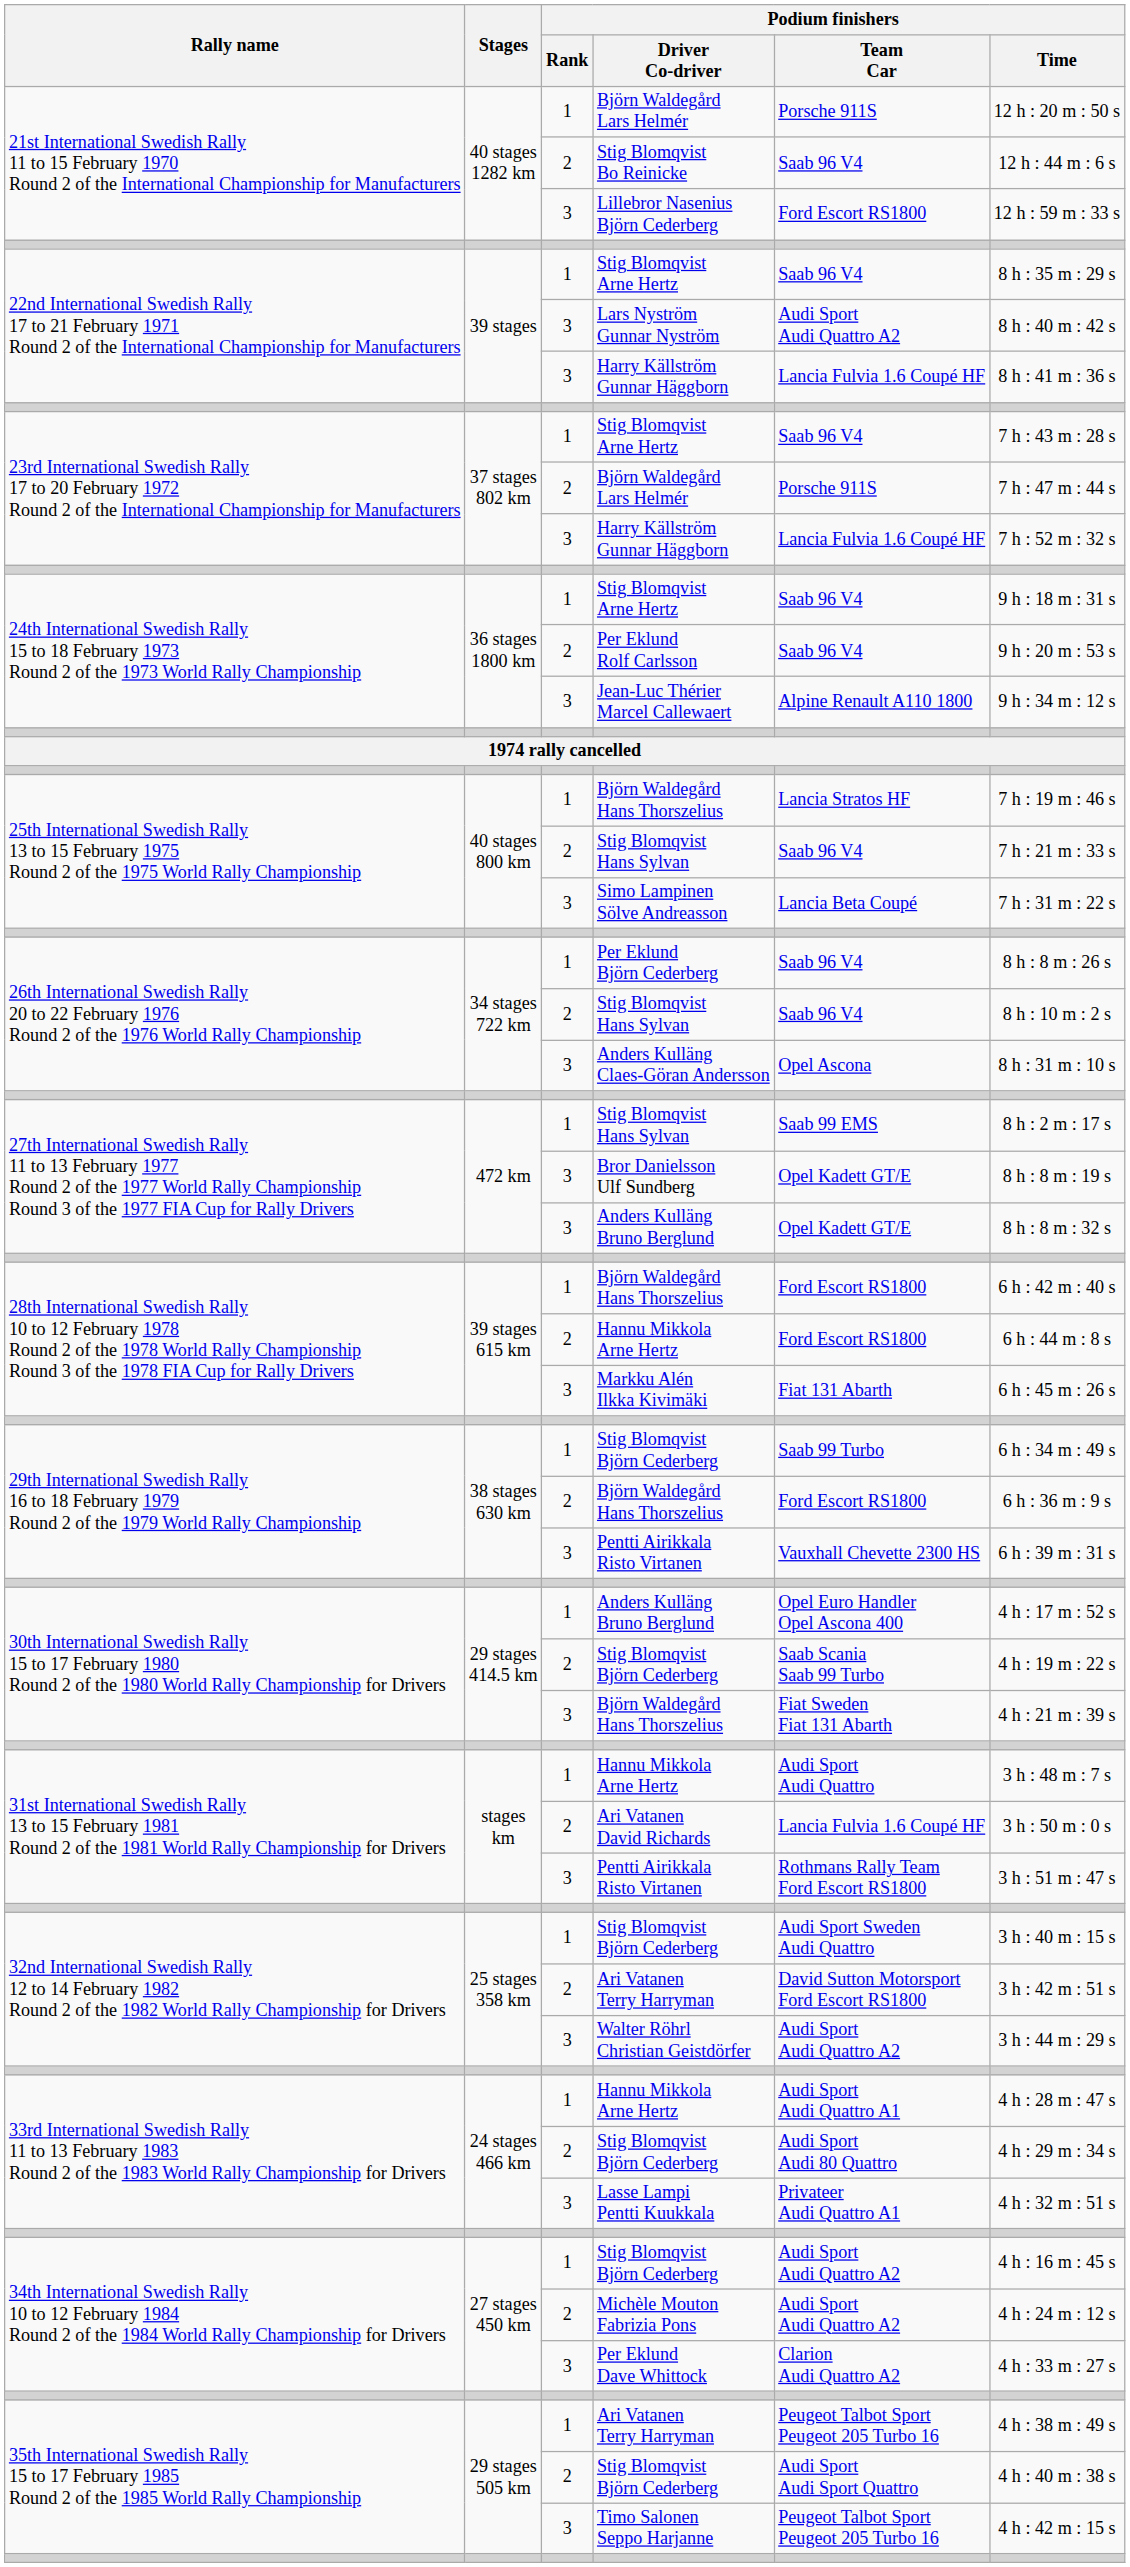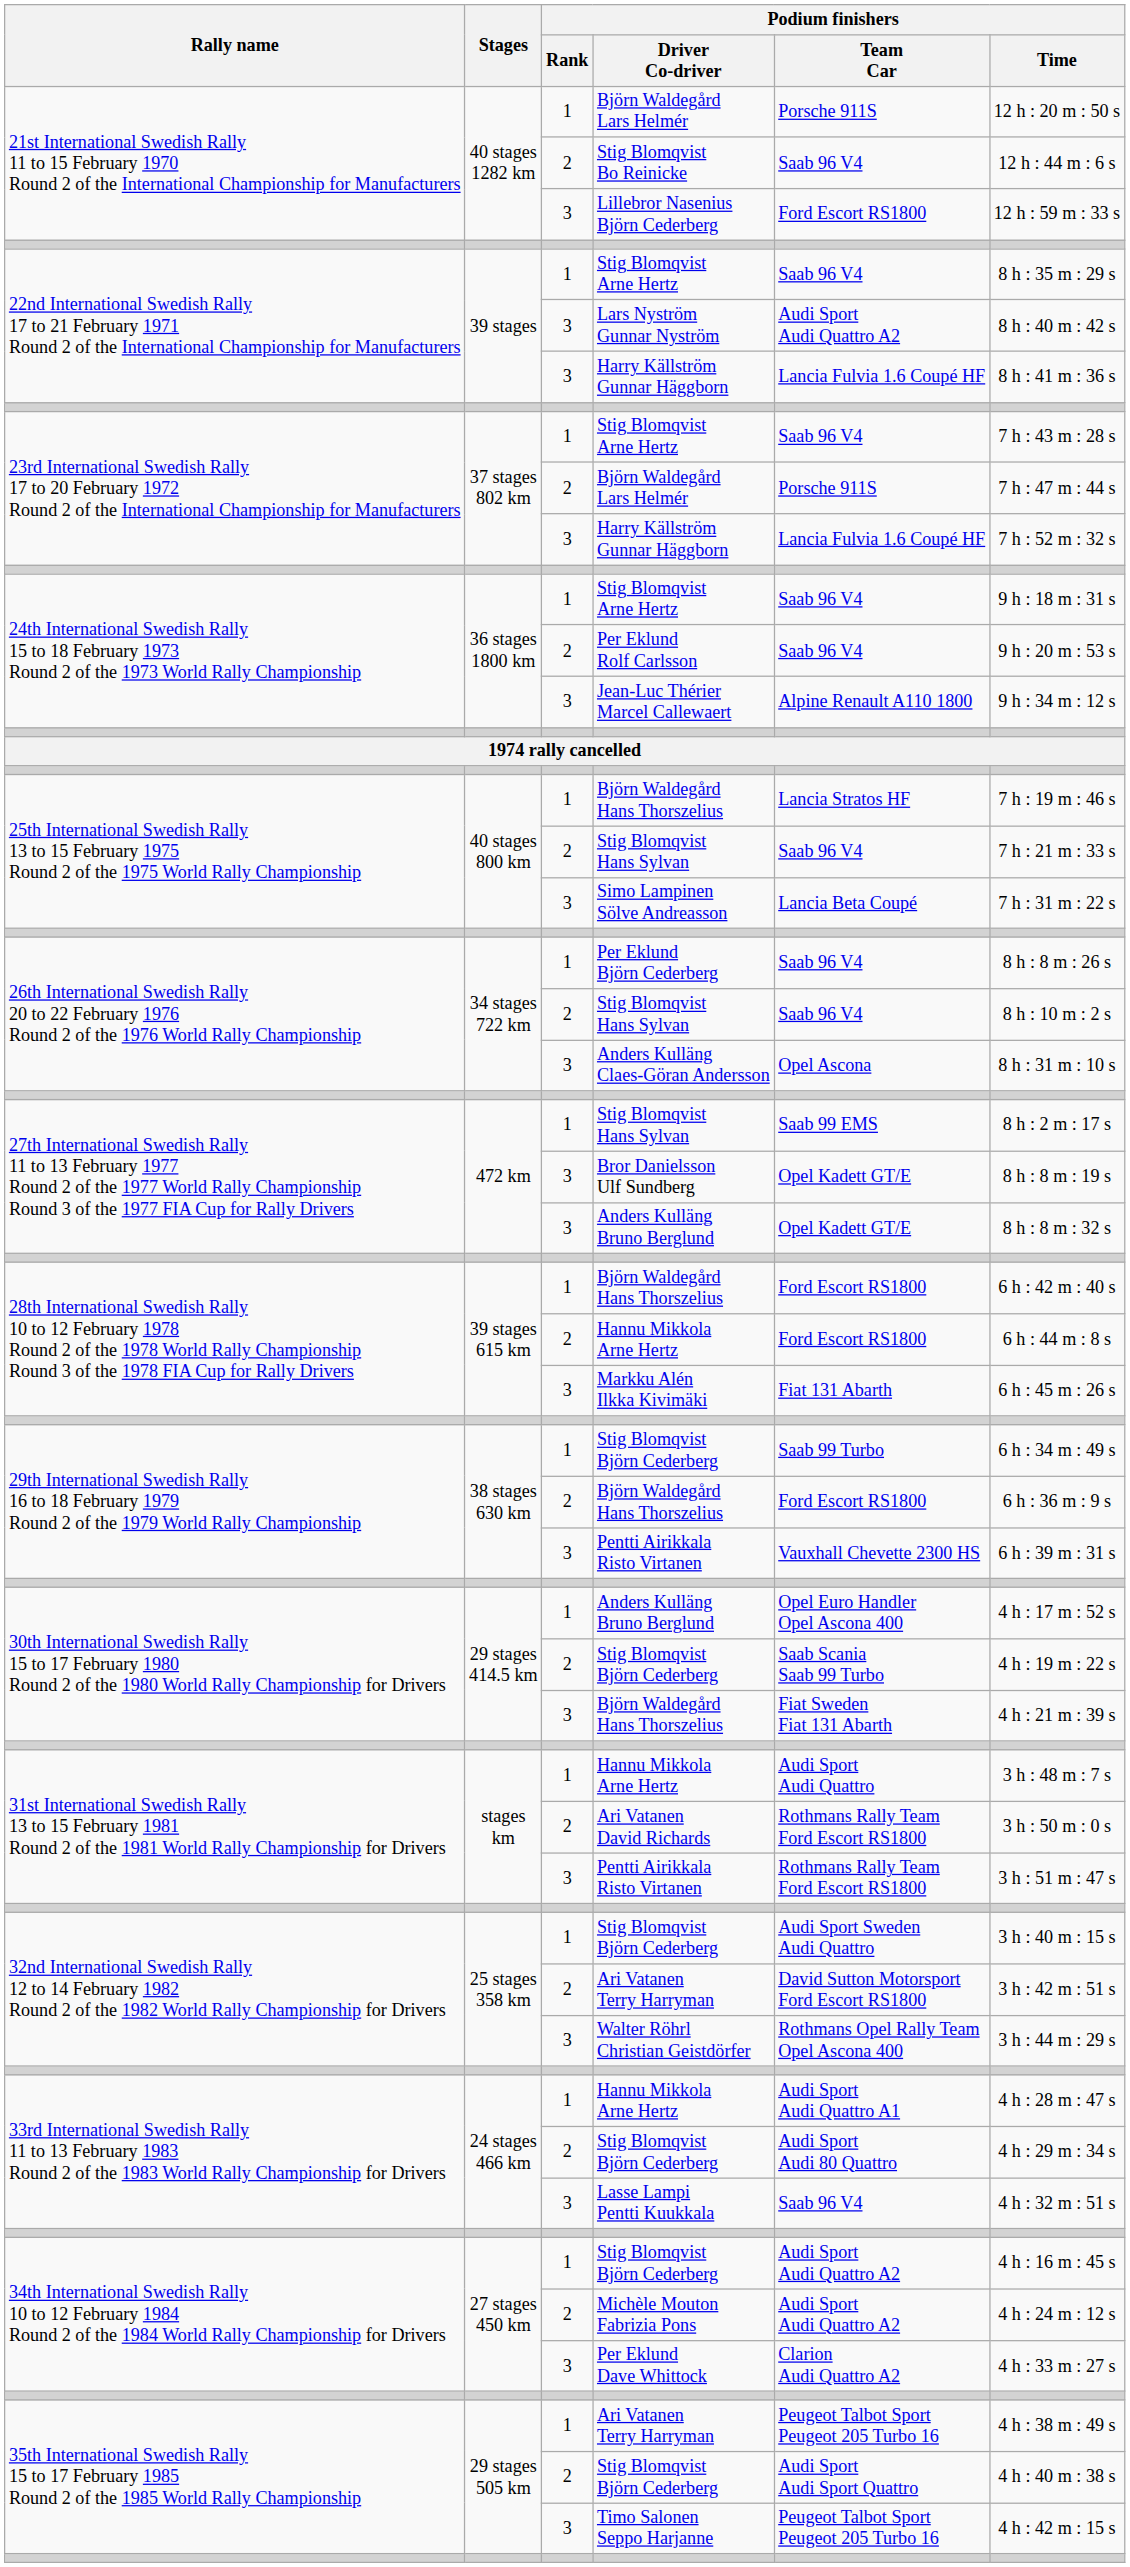(882, 1827) Lancia Fulvia 1.6 Coupé HF -> (859, 1827) Rothmans Rally Team Ford Escort RS1800
(839, 2040) Audi Sport Audi Quattro A2 -> (879, 2040) Rothmans Opel Rally Team Opel Ascona 400
(839, 2203) Privateer Audi Quattro A1 -> (820, 2203) Saab 96 V4
